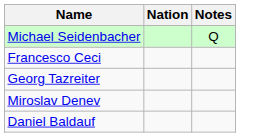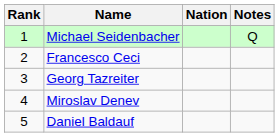+ column: (24, 15)
